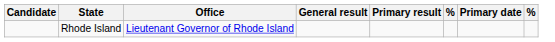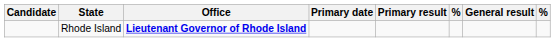columns swapped: (491, 12) <-> (333, 12)
(210, 28) normal -> (216, 28) bold
